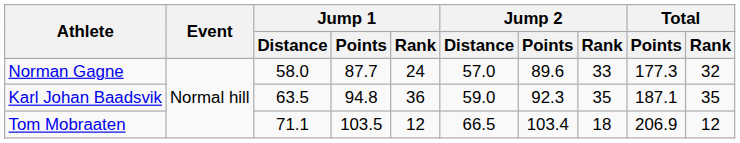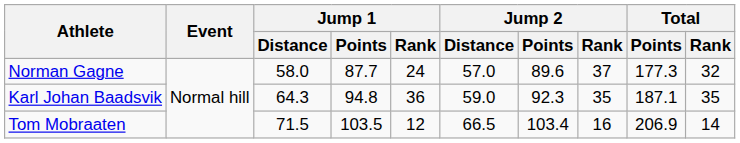(602, 72) 33 -> (602, 72) 37
(292, 98) 63.5 -> (292, 98) 64.3
(292, 125) 71.1 -> (292, 125) 71.5
(602, 125) 18 -> (602, 125) 16
(710, 125) 12 -> (710, 125) 14
